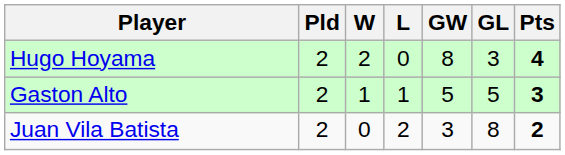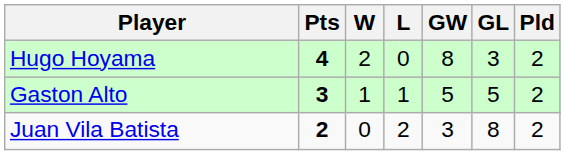columns swapped: (322, 22) <-> (537, 22)
